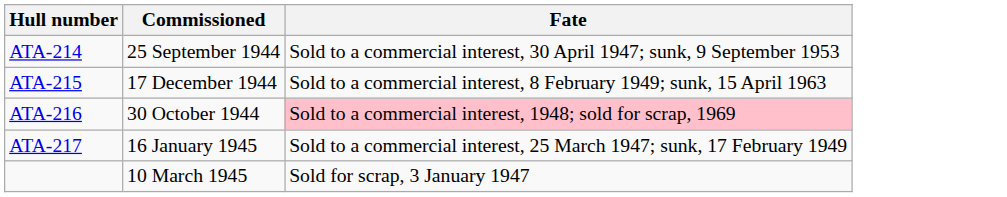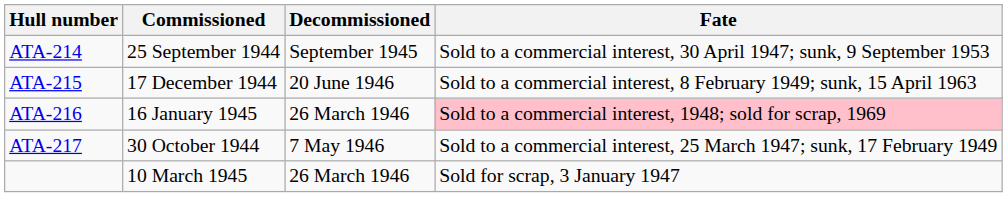+ column: (360, 20)
(193, 113) 30 October 1944 -> (192, 113) 16 January 1945
(192, 144) 16 January 1945 -> (193, 144) 30 October 1944
